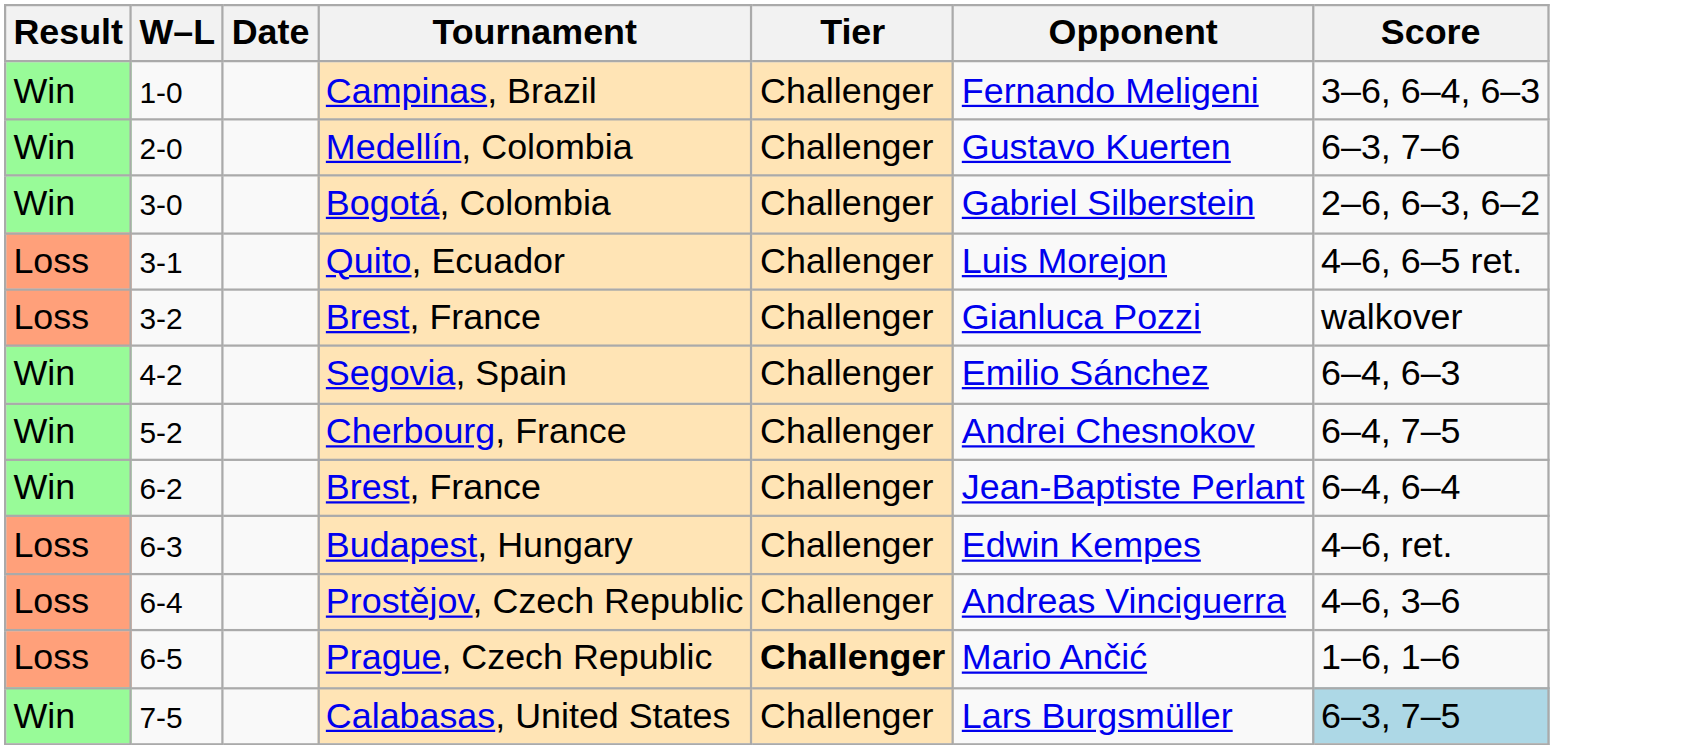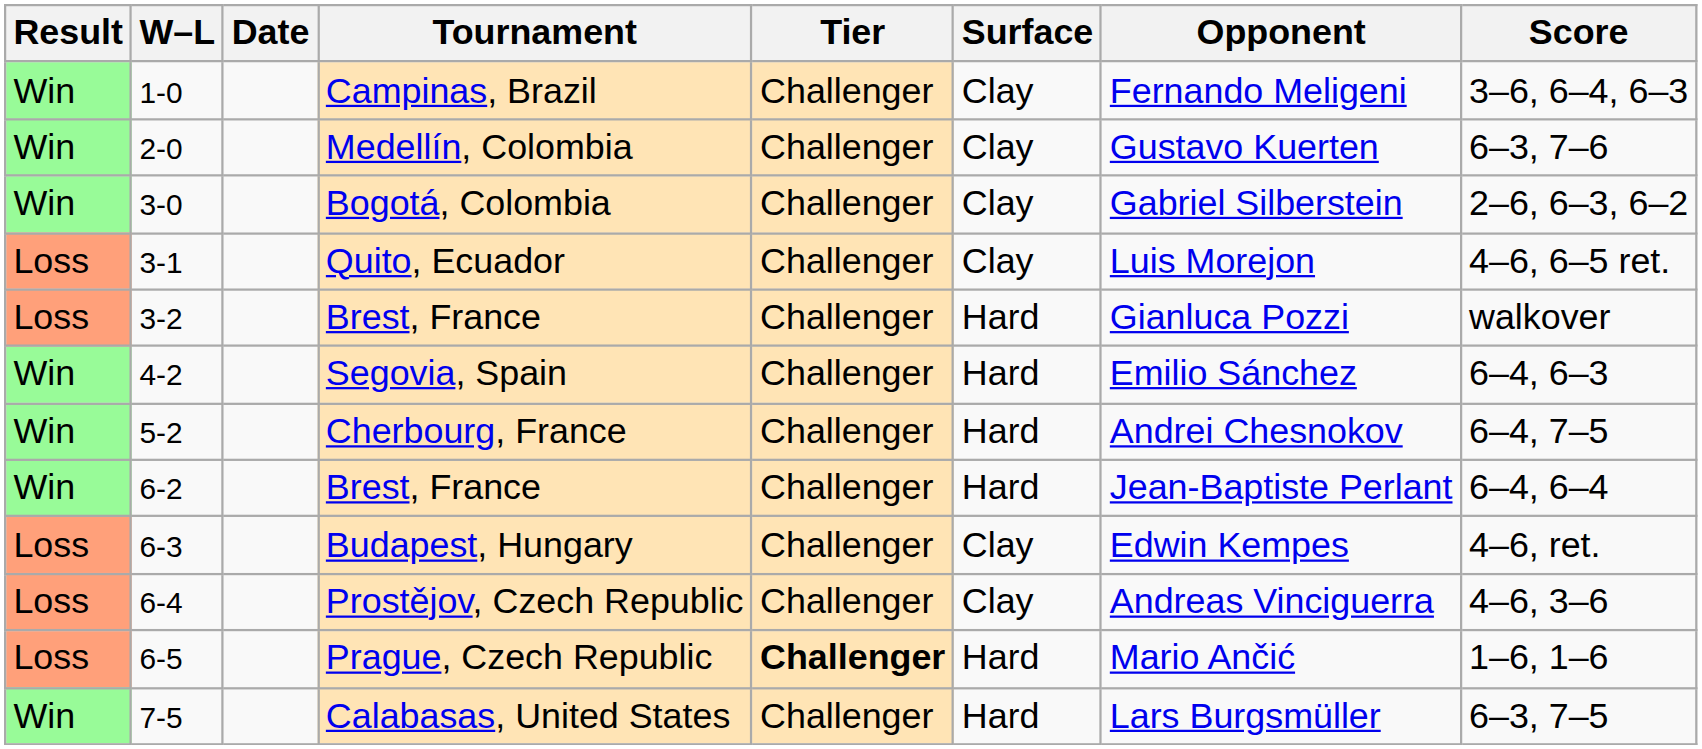+ column: (1028, 32)
(1391, 714) lightblue background -> (1539, 714) no background
